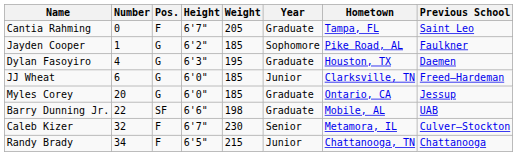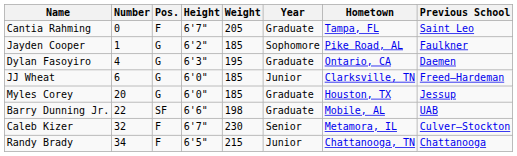(358, 61) Houston, TX -> (358, 61) Ontario, CA
(358, 94) Ontario, CA -> (358, 94) Houston, TX
